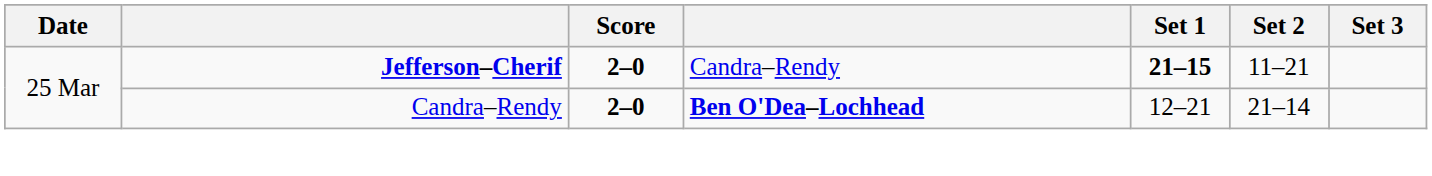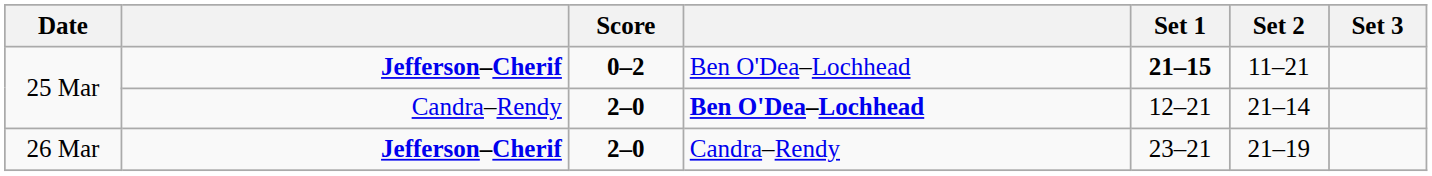(626, 66) 2–0 -> (626, 66) 0–2
(765, 66) Candra–Rendy -> (800, 66) Ben O'Dea–Lochhead
+ row: (63, 149)
